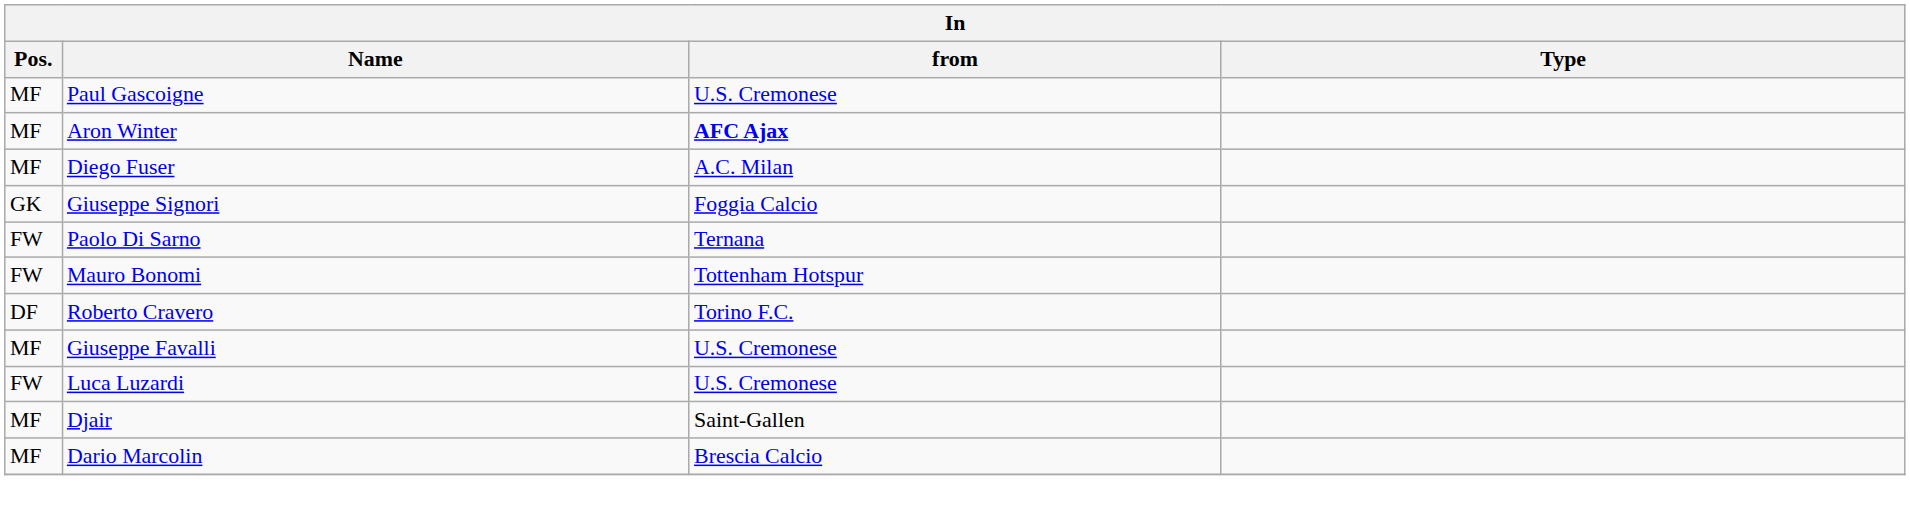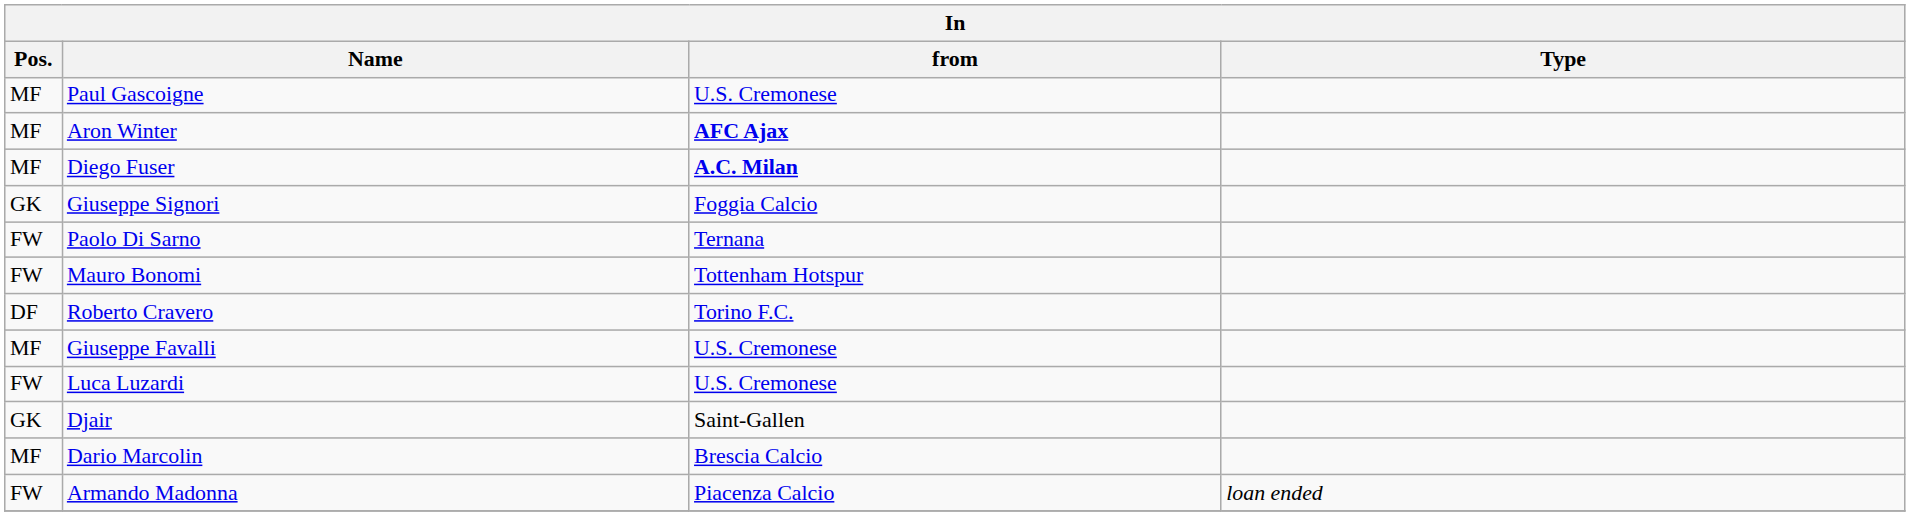(744, 167) normal -> (746, 167) bold
(26, 420) MF -> (26, 420) GK
+ row: (152, 492)
